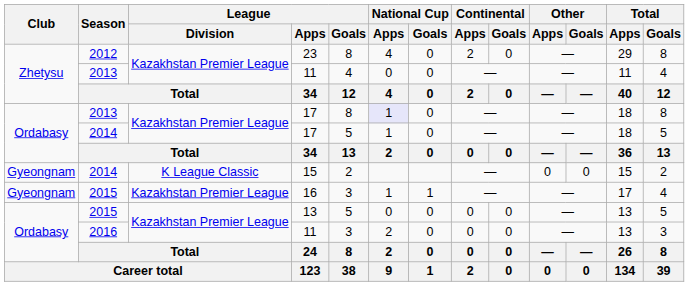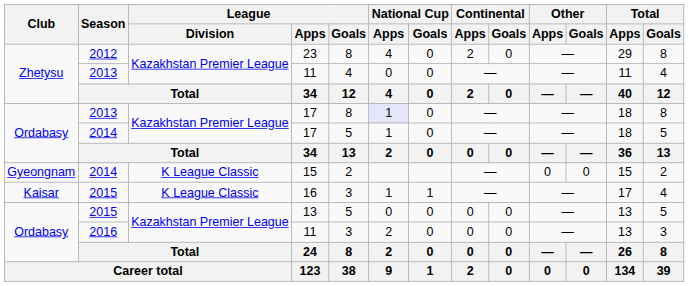(41, 192) Gyeongnam -> (41, 192) Kaisar
(210, 192) Kazakhstan Premier League -> (210, 192) K League Classic
